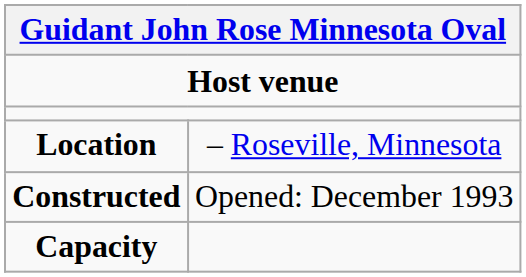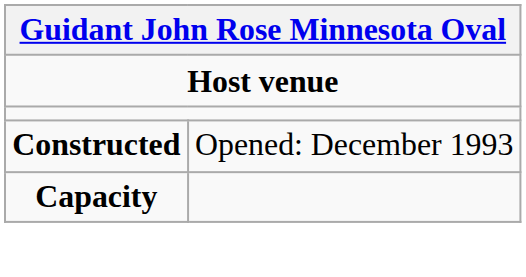- row: (96, 145)
